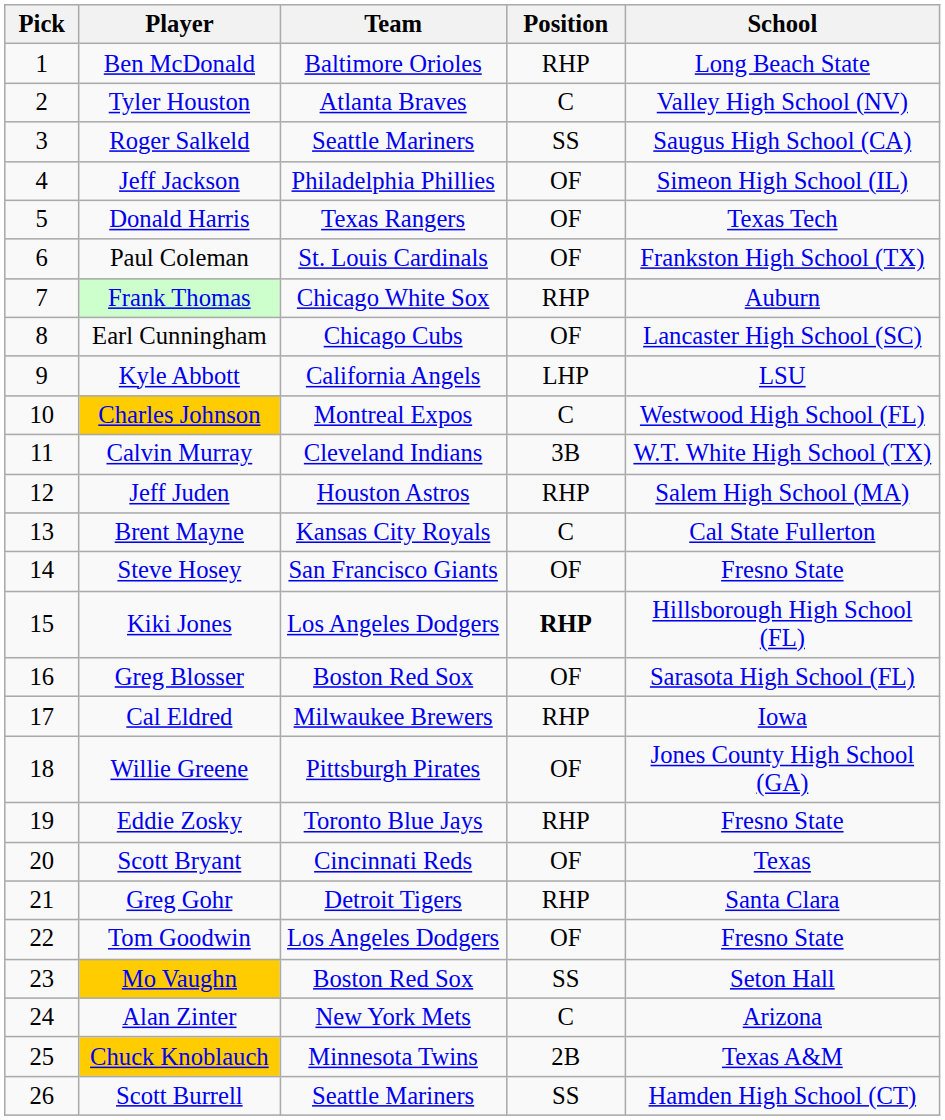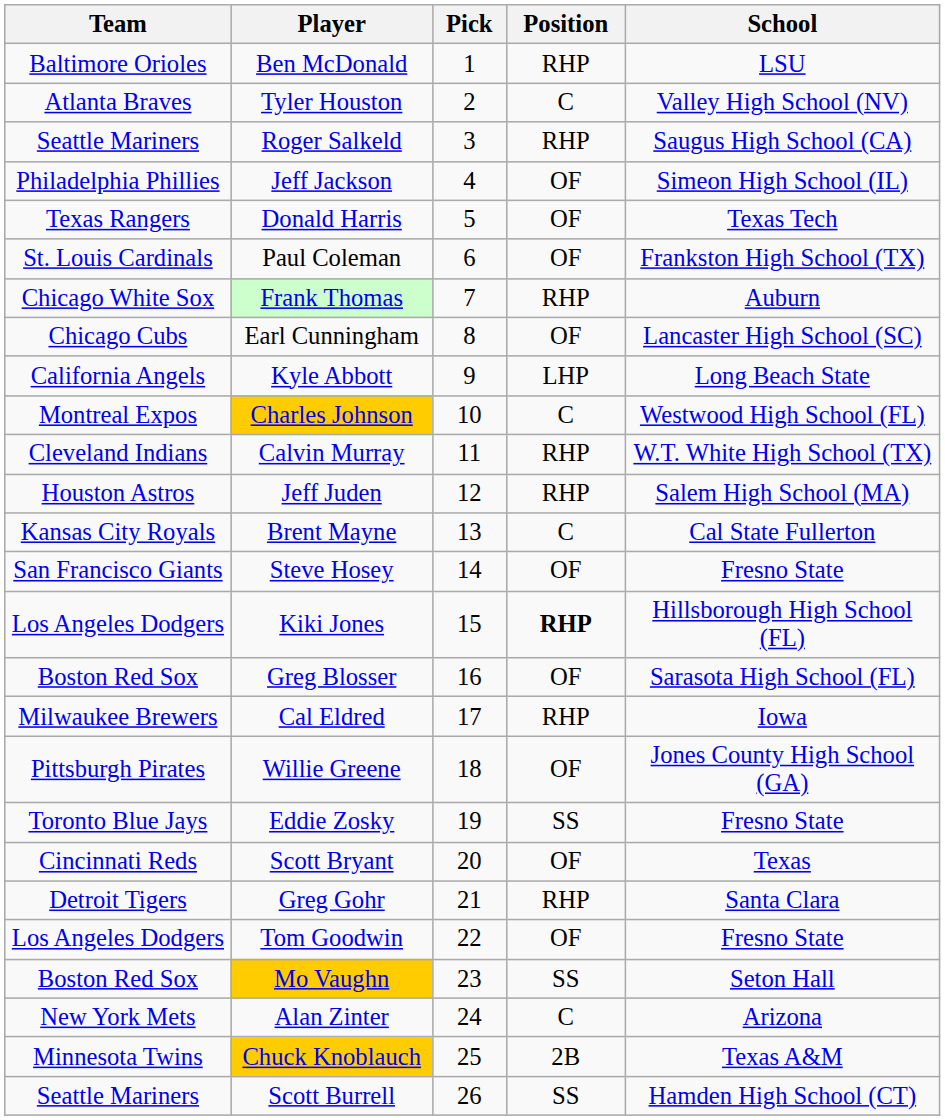columns swapped: (42, 24) <-> (393, 24)
(782, 63) Long Beach State -> (782, 63) LSU
(566, 141) SS -> (566, 141) RHP
(782, 375) LSU -> (782, 375) Long Beach State
(566, 453) 3B -> (566, 453) RHP
(566, 821) RHP -> (566, 821) SS
